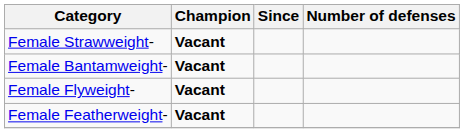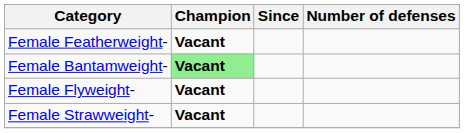rows swapped: (88, 115) <-> (81, 41)
(200, 66) no background -> (200, 66) lightgreen background
